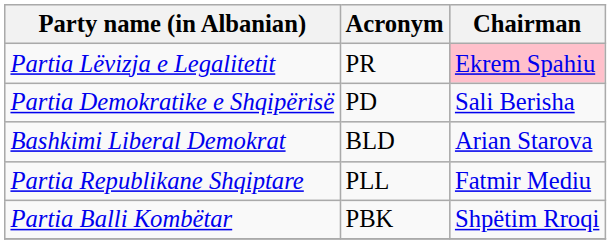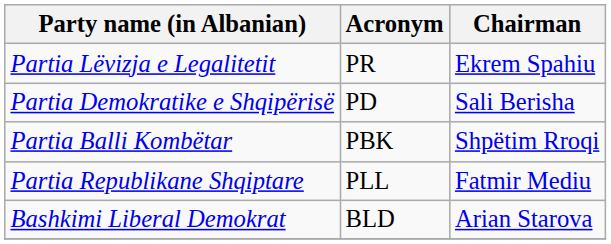(525, 63) pink background -> (525, 63) no background
rows swapped: (121, 219) <-> (148, 141)
